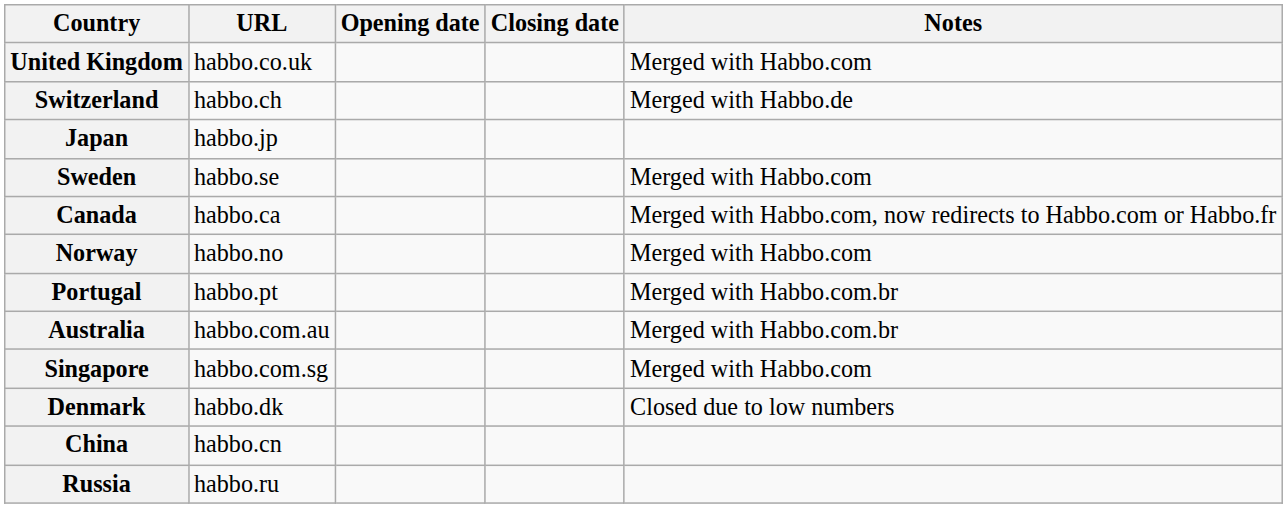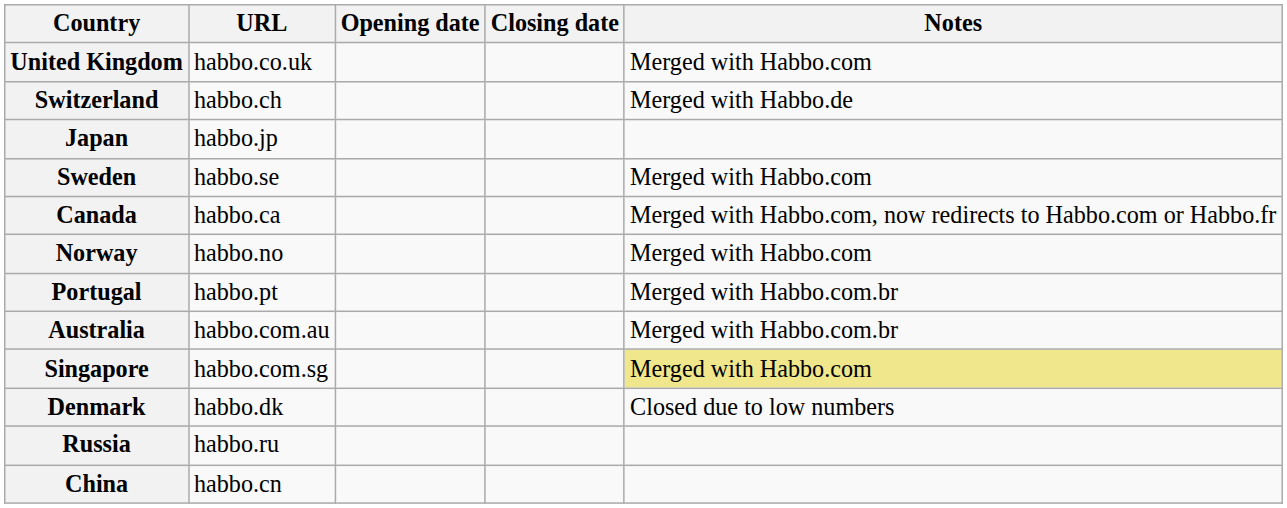(751, 368) no background -> (751, 368) khaki background
rows swapped: (97, 445) <-> (97, 483)
